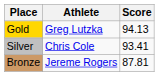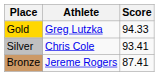(135, 29) 94.13 -> (135, 29) 94.33
(135, 63) 87.81 -> (135, 63) 87.41
